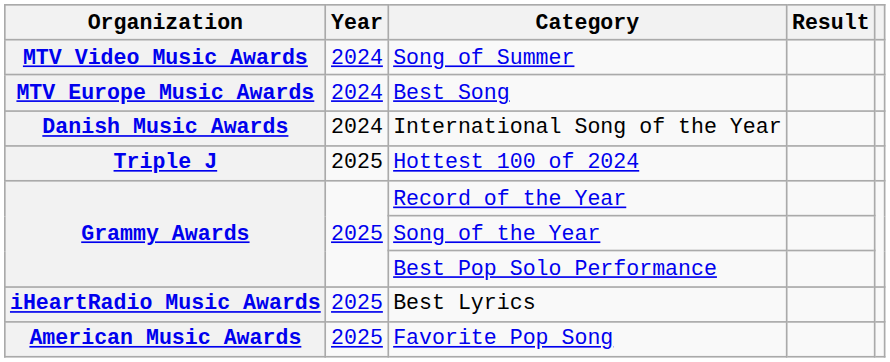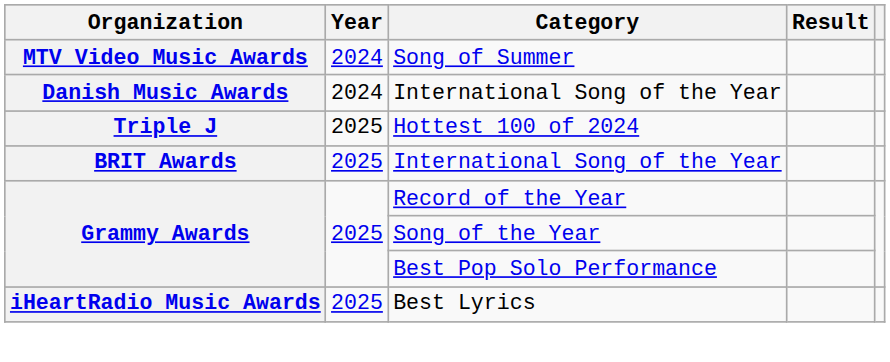- row: (165, 93)
+ row: (165, 163)
- row: (165, 339)
